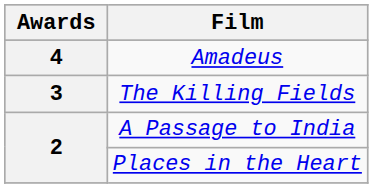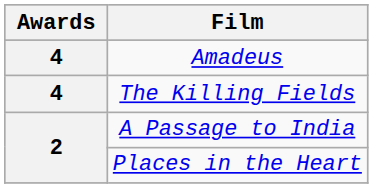(56, 94) 3 -> (56, 94) 4
